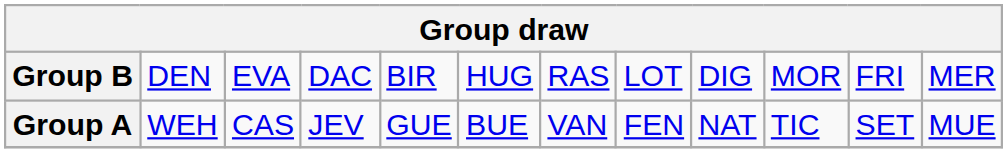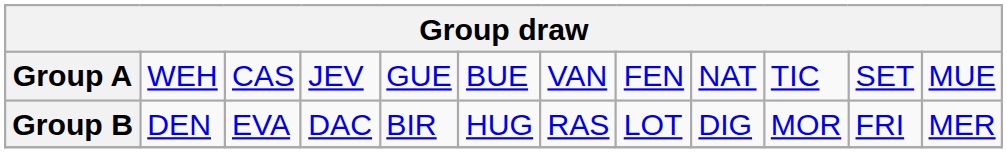rows swapped: (73, 124) <-> (73, 76)
